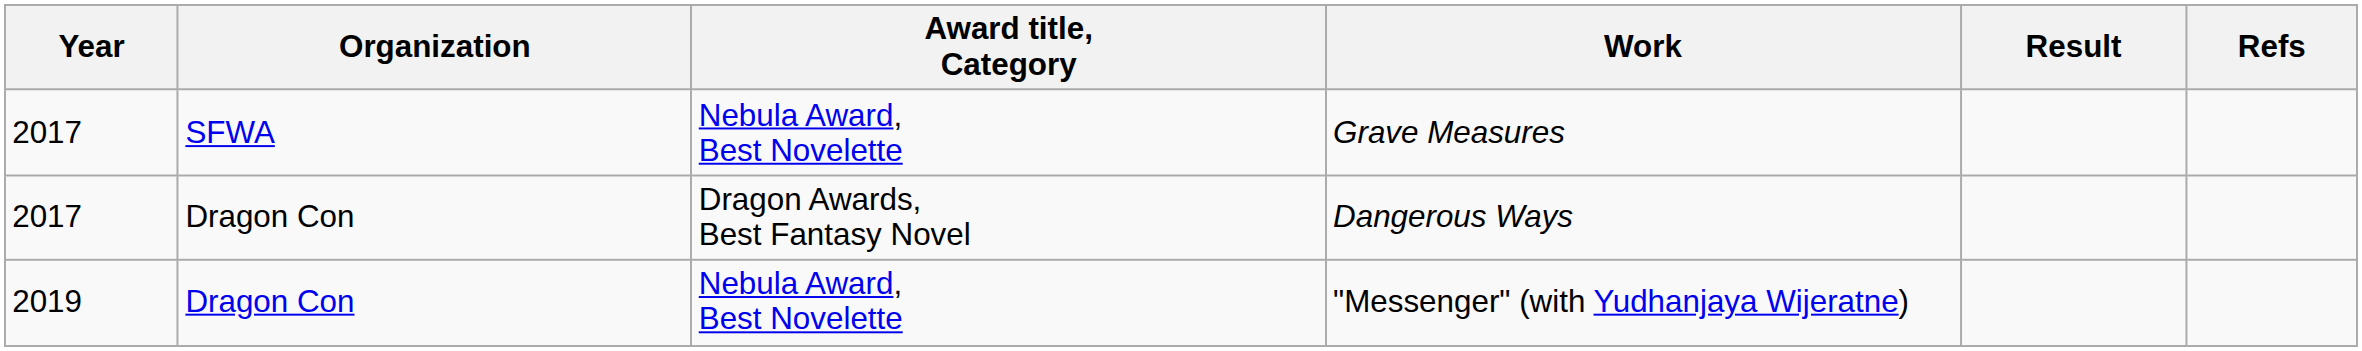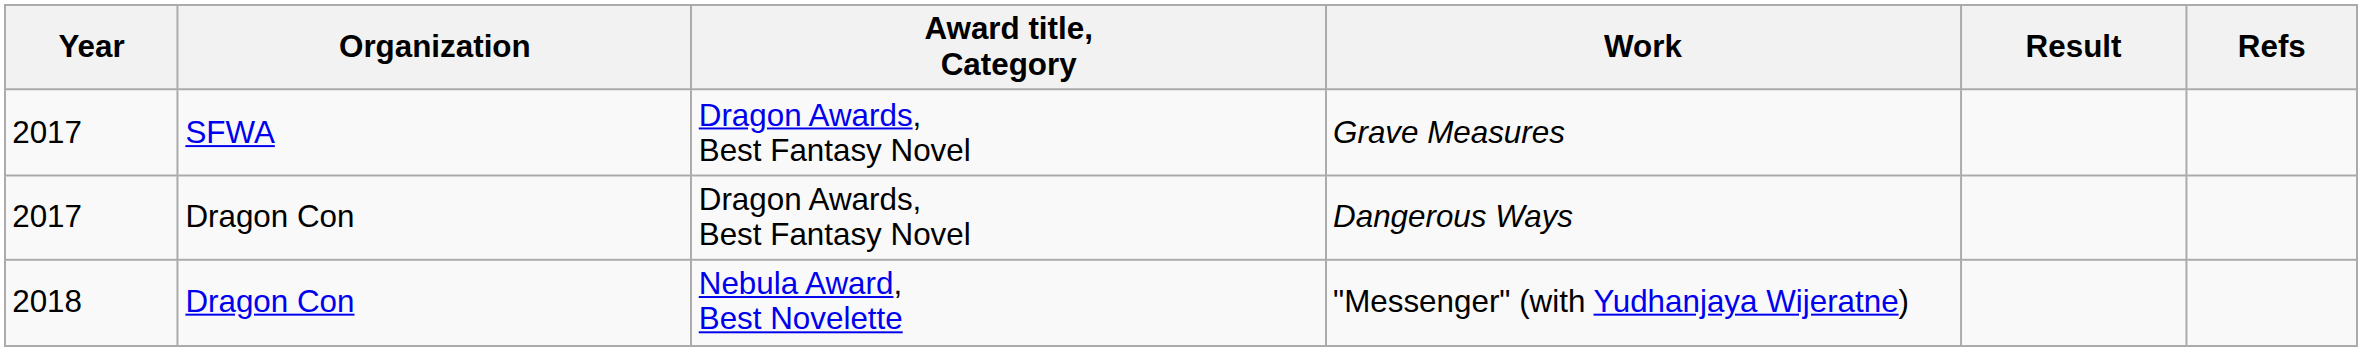(801, 132) Nebula Award, Best Novelette -> (835, 132) Dragon Awards, Best Fantasy Novel
(47, 302) 2019 -> (47, 302) 2018
